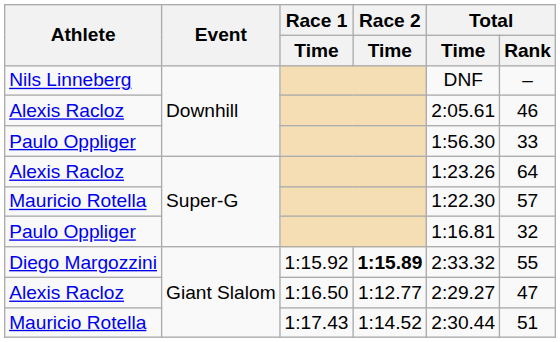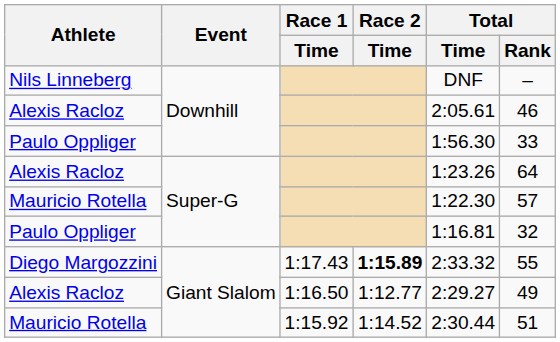(316, 262) 1:15.92 -> (316, 262) 1:17.43
(528, 293) 47 -> (528, 293) 49
(316, 323) 1:17.43 -> (316, 323) 1:15.92
